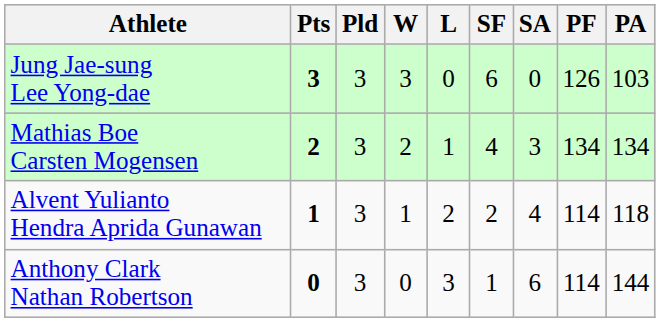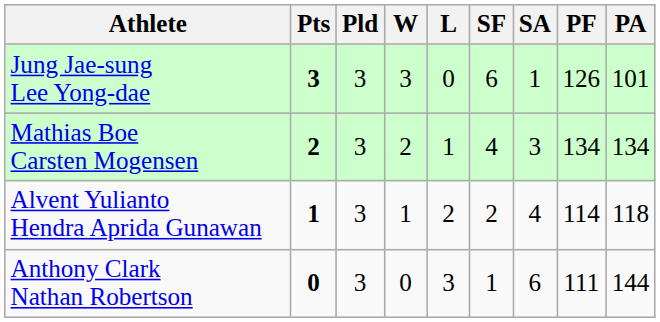(535, 78) 0 -> (535, 78) 1
(631, 78) 103 -> (631, 78) 101
(581, 282) 114 -> (581, 282) 111
